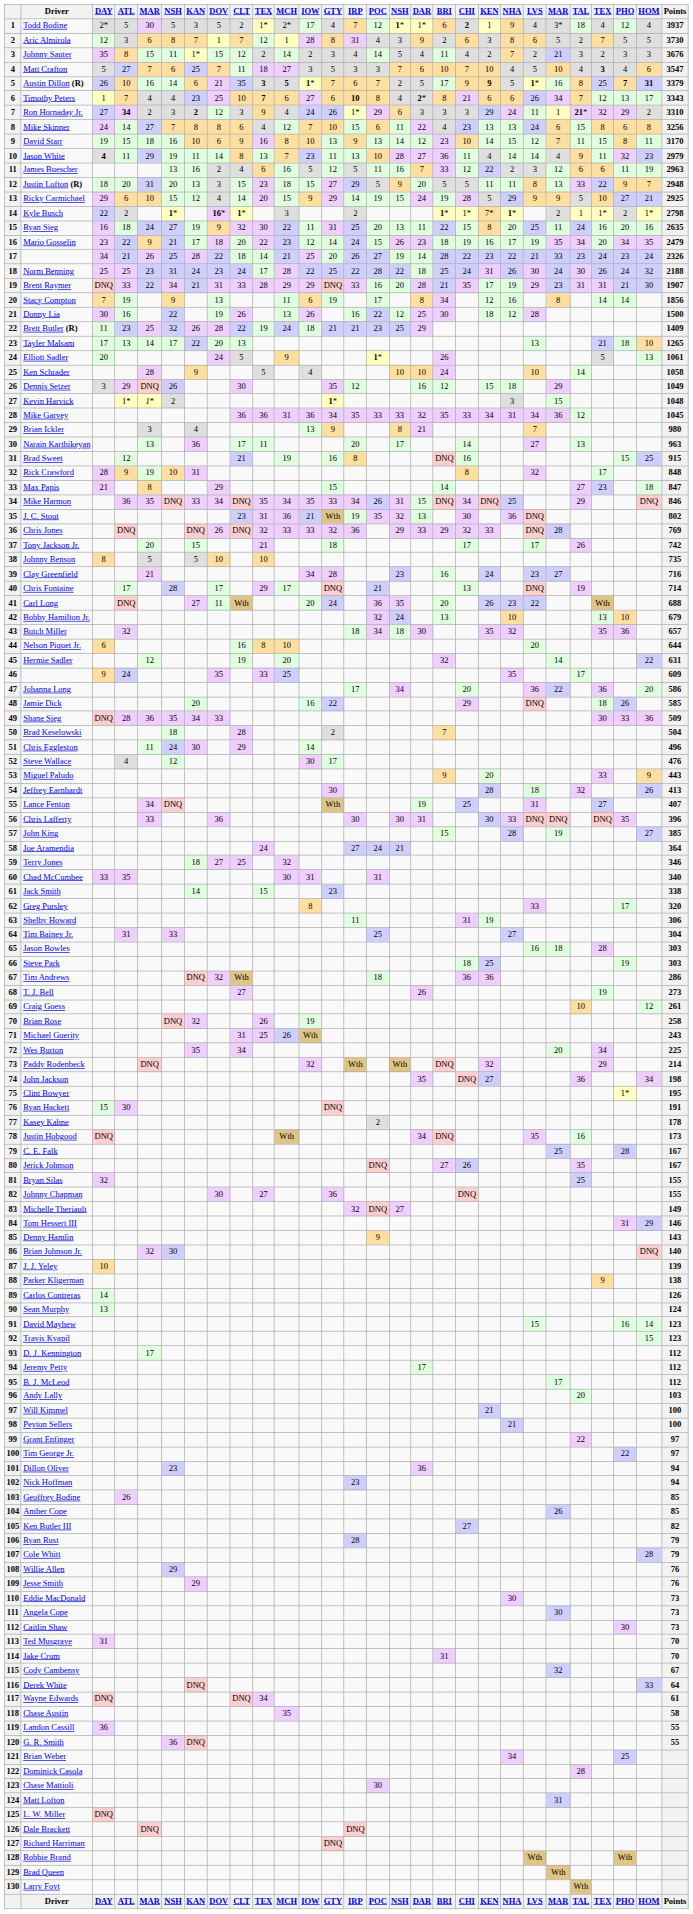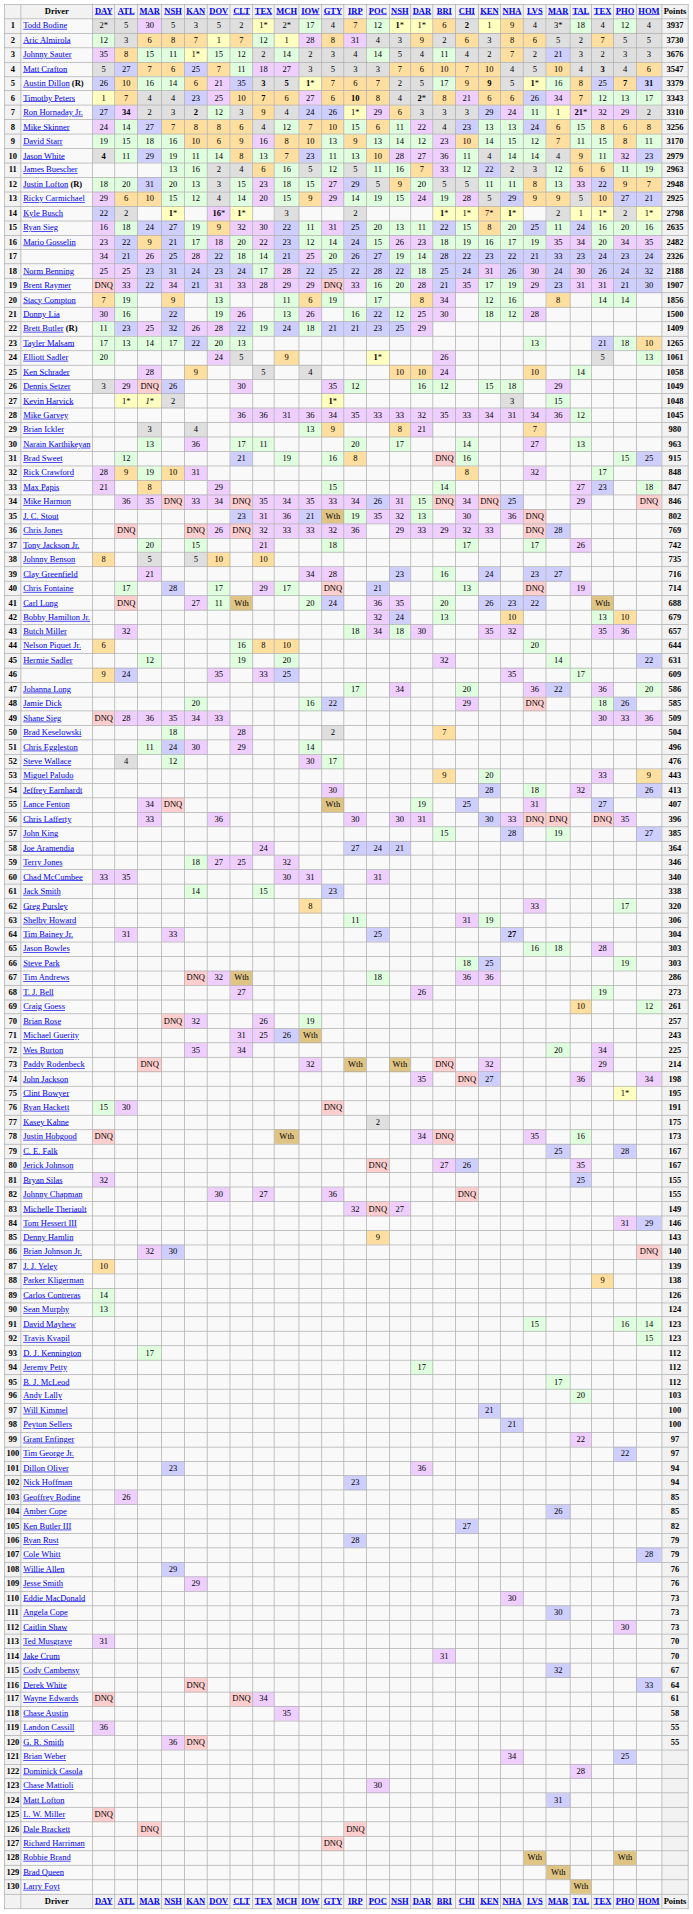(675, 242) 2479 -> (675, 242) 2482
(512, 935) normal -> (512, 935) bold
(675, 1021) 258 -> (675, 1021) 257
(675, 1122) 178 -> (675, 1122) 175
